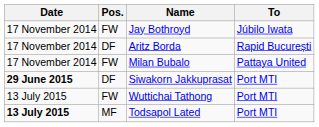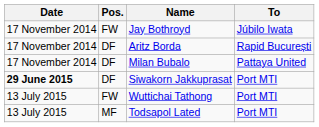(110, 63) FW -> (108, 63) DF
(38, 113) bold -> (37, 113) normal
